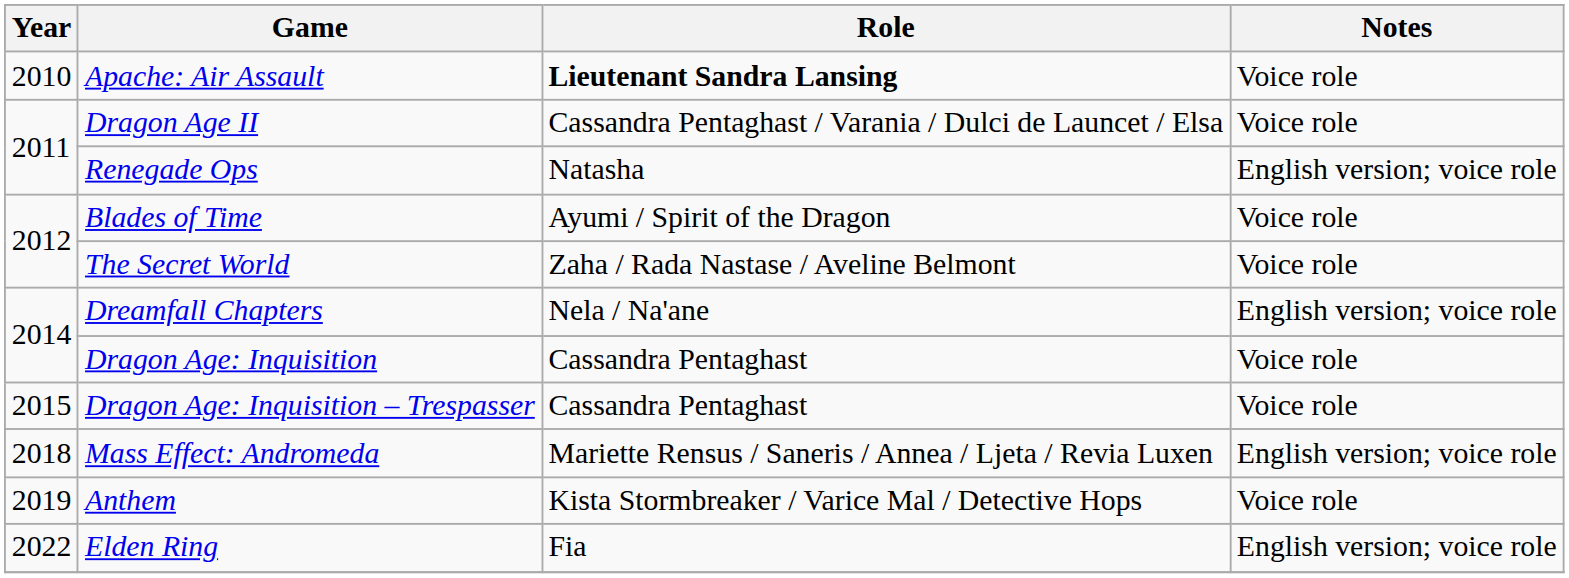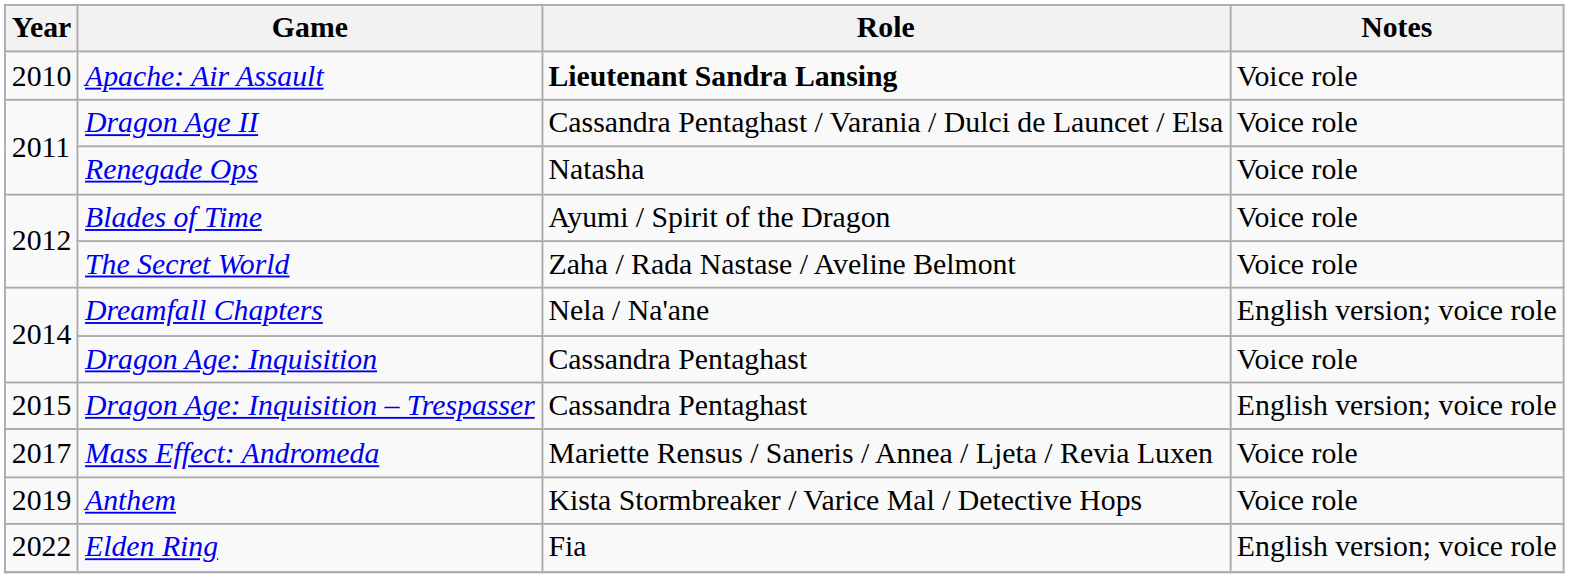(1397, 169) English version; voice role -> (1297, 169) Voice role
(1297, 405) Voice role -> (1397, 405) English version; voice role
(42, 452) 2018 -> (42, 452) 2017
(1397, 452) English version; voice role -> (1297, 452) Voice role
